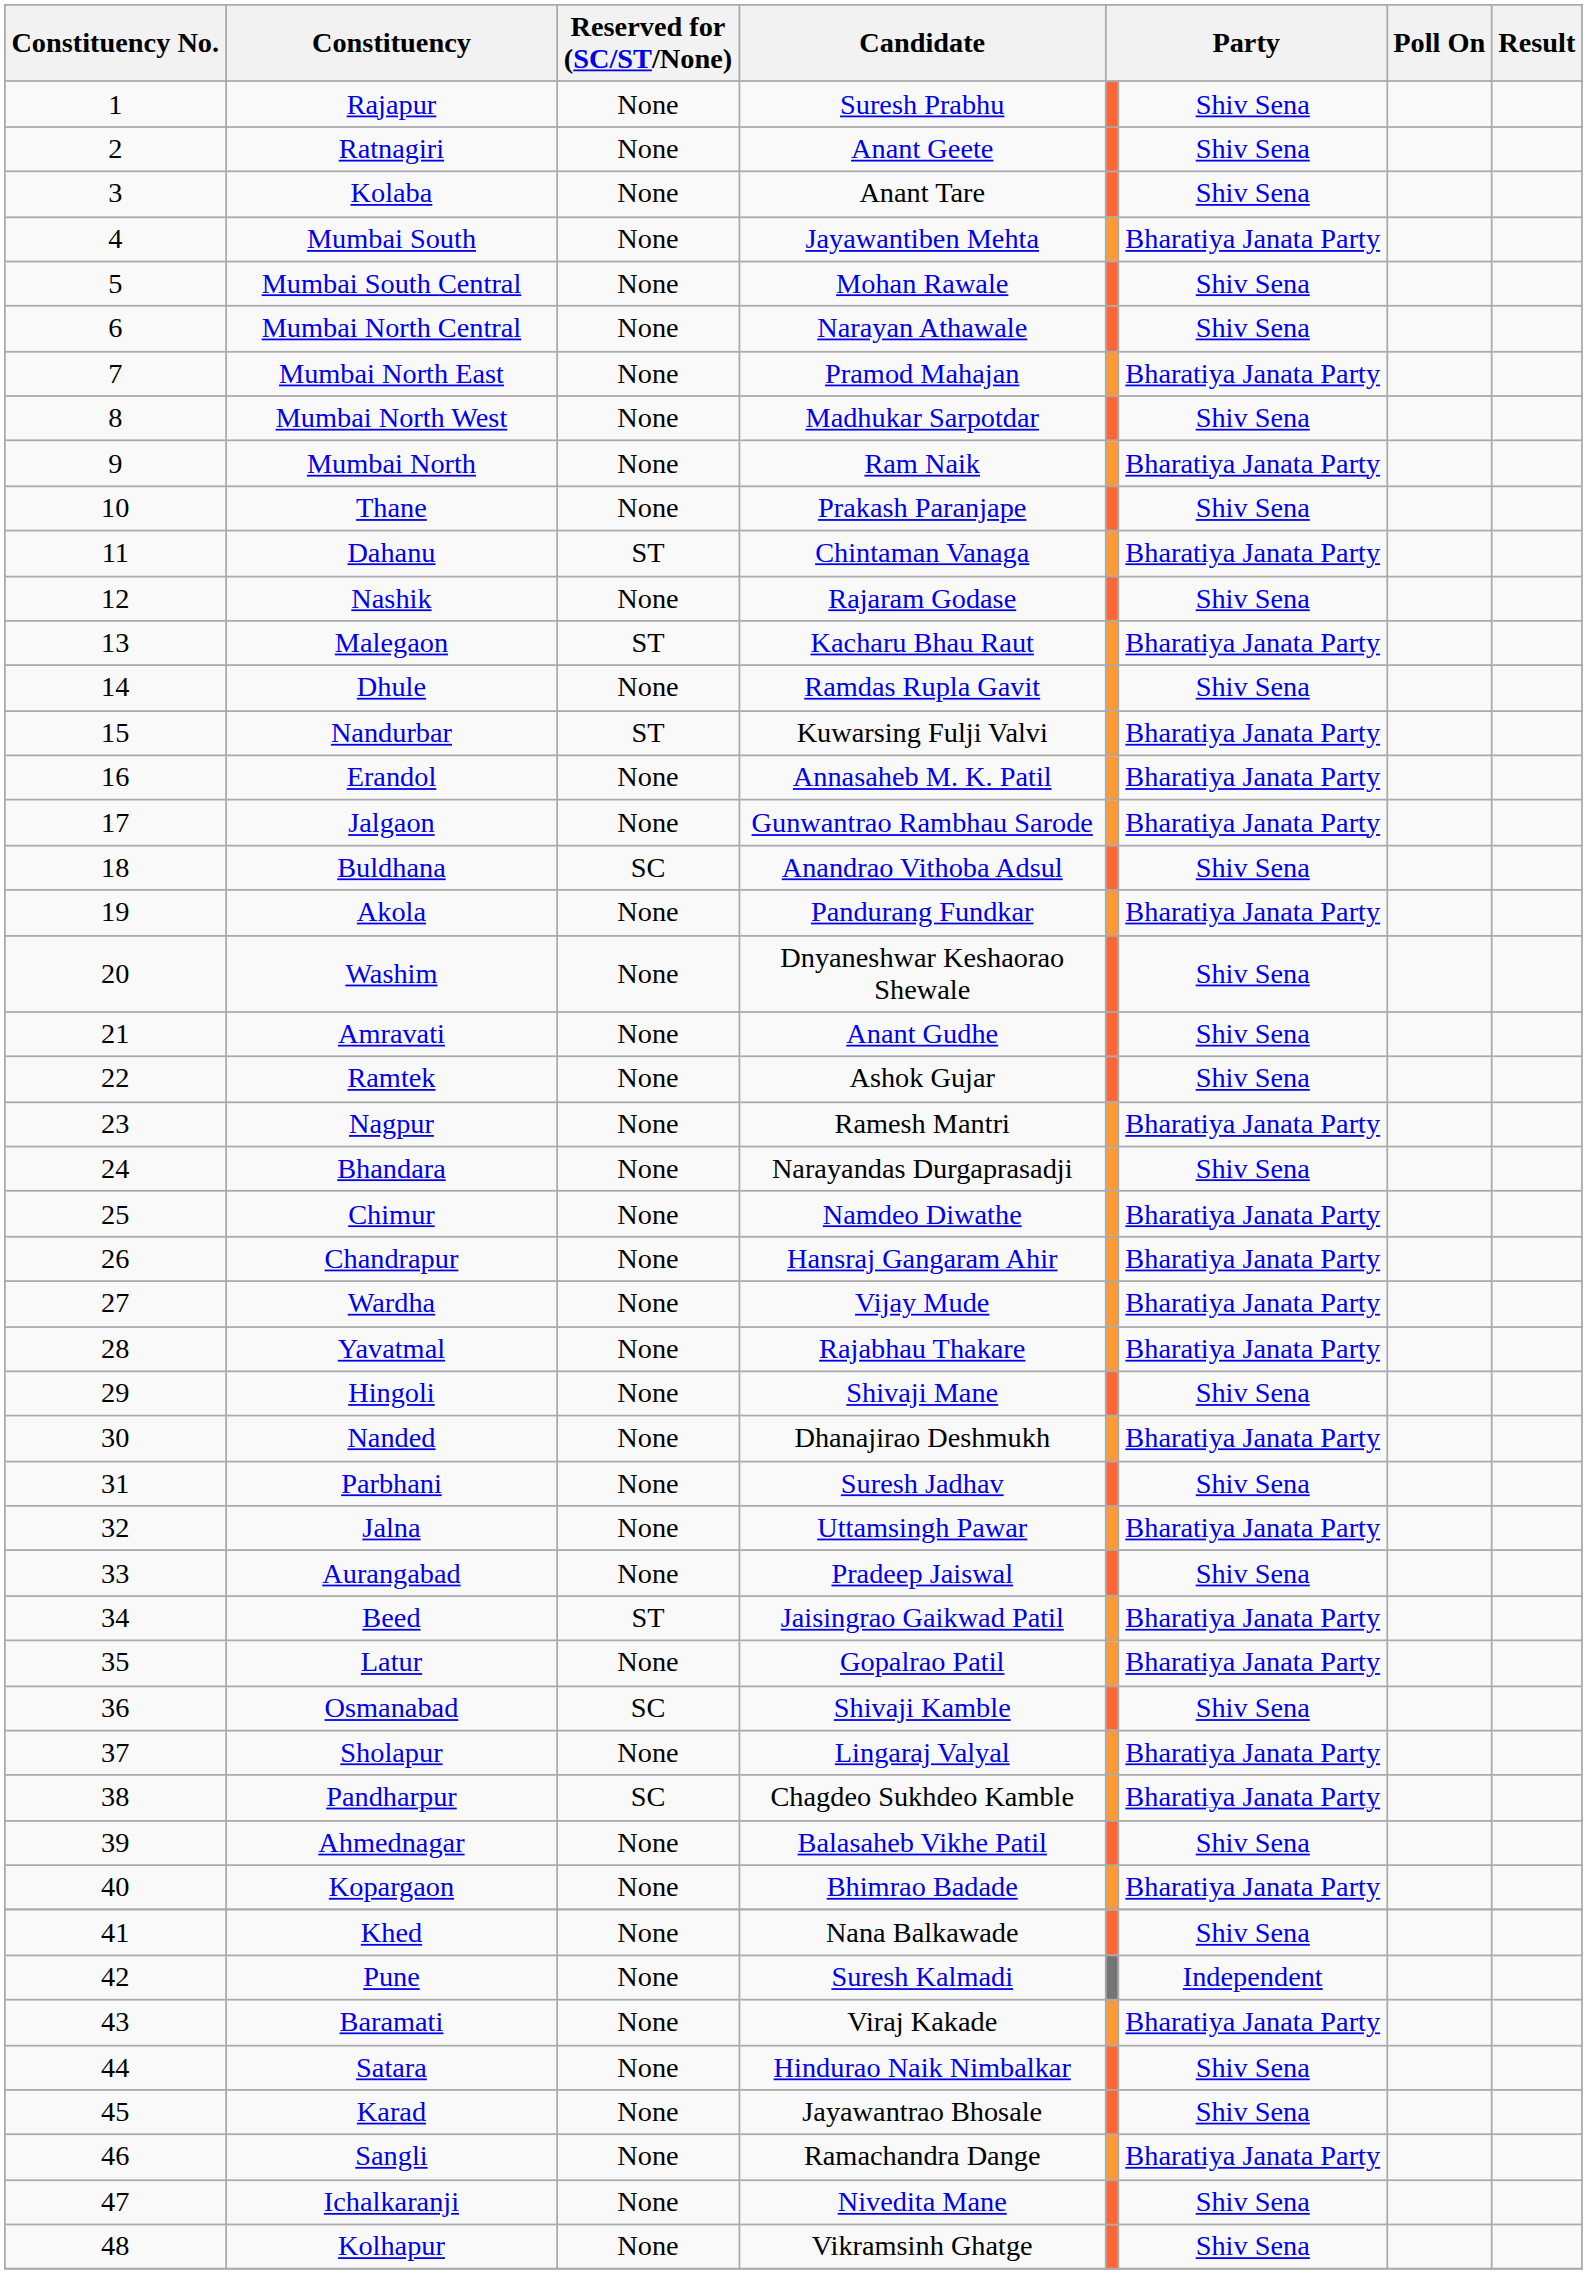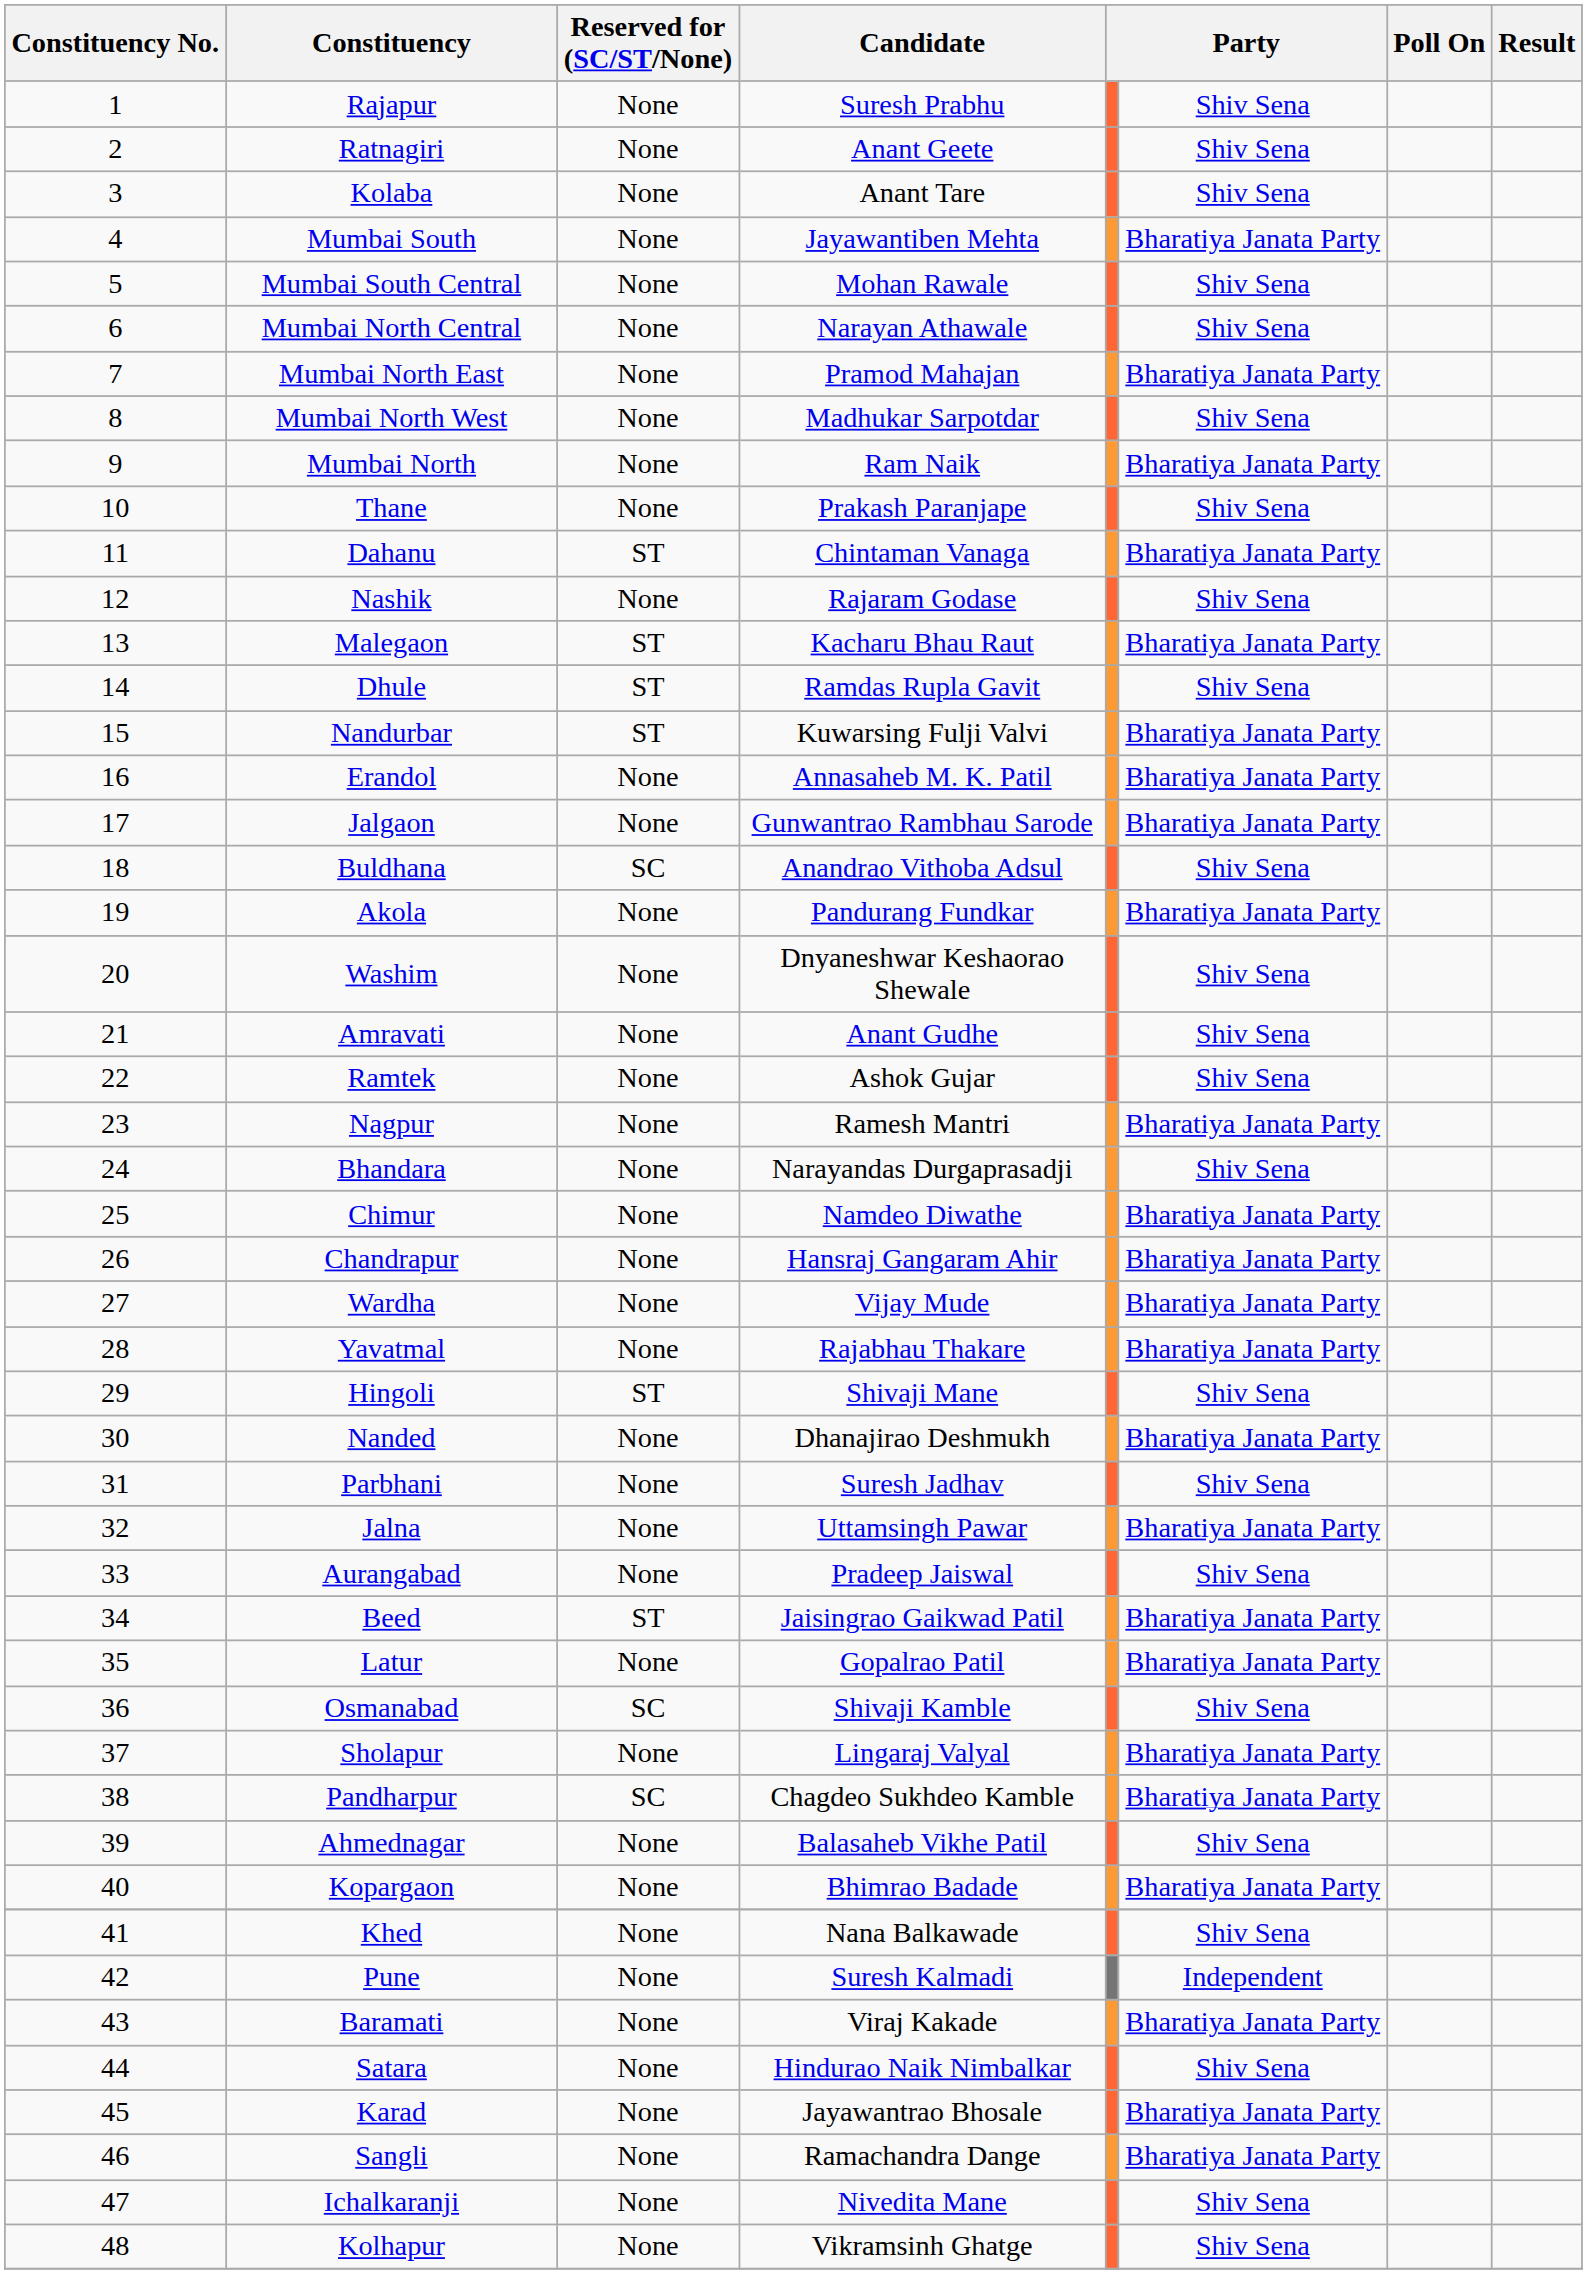(648, 687) None -> (648, 687) ST
(648, 1393) None -> (648, 1393) ST
(1253, 2111) Shiv Sena -> (1253, 2111) Bharatiya Janata Party
